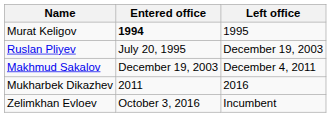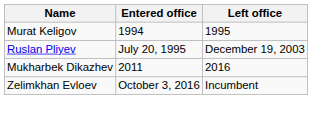(131, 31) bold -> (131, 31) normal
- row: (54, 67)
